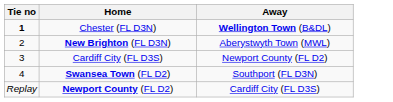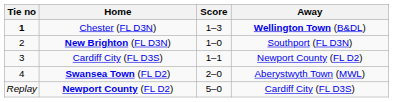+ column: (214, 12)
(275, 43) Aberystwyth Town (MWL) -> (310, 43) Southport (FL D3N)
(275, 74) Southport (FL D3N) -> (310, 74) Aberystwyth Town (MWL)
